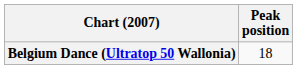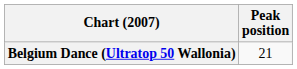(266, 53) 18 -> (266, 53) 21
